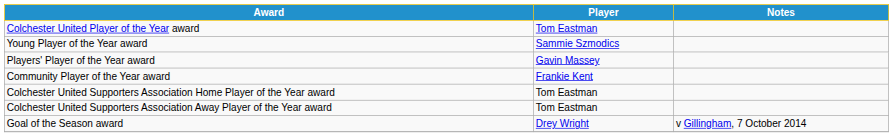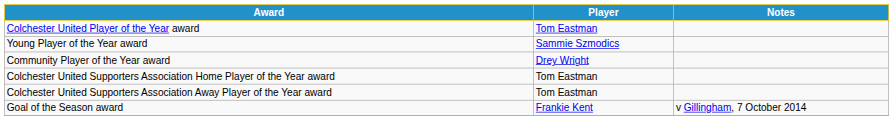- row: (81, 60)
(564, 76) Frankie Kent -> (562, 60) Drey Wright
(562, 124) Drey Wright -> (564, 108) Frankie Kent
